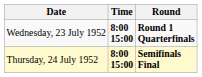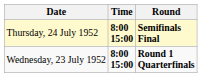rows swapped: (56, 33) <-> (52, 59)
